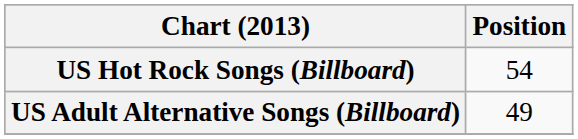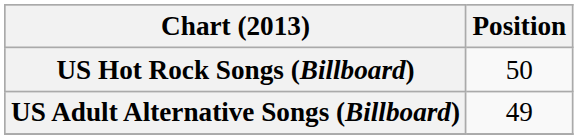(519, 69) 54 -> (519, 69) 50
